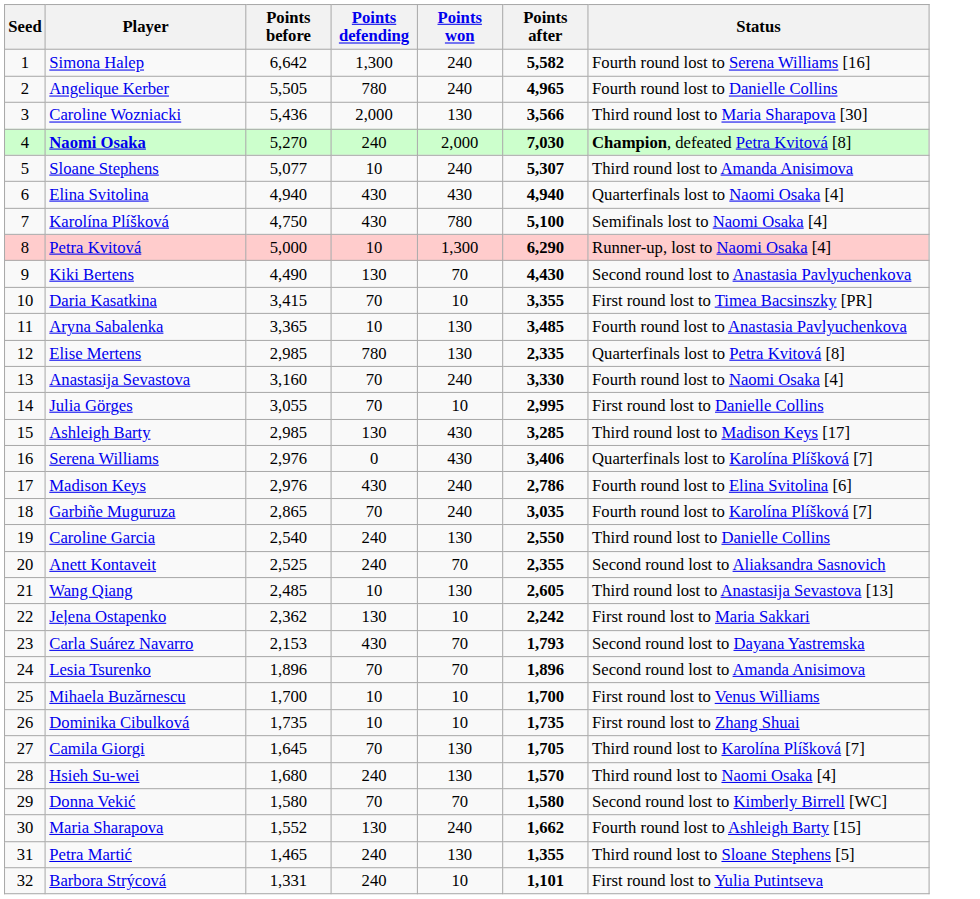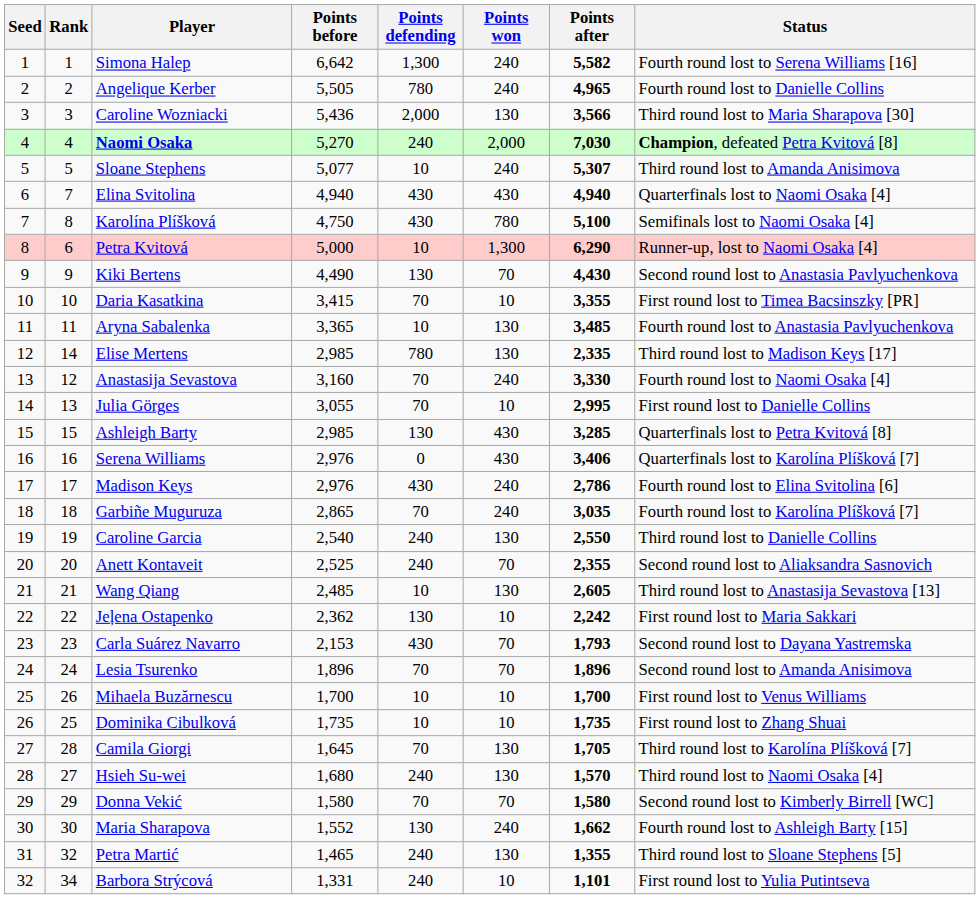+ column: (69, 27)
(718, 353) Quarterfinals lost to Petra Kvitová [8] -> (768, 353) Third round lost to Madison Keys [17]
(721, 432) Third round lost to Madison Keys [17] -> (765, 432) Quarterfinals lost to Petra Kvitová [8]
